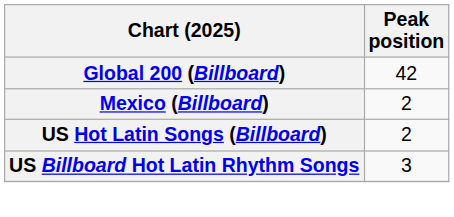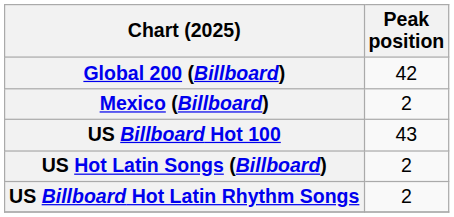+ row: (184, 134)
(406, 165) 3 -> (406, 196) 2
